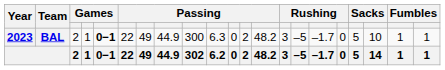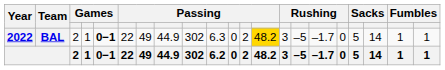(20, 37) 2023 -> (20, 37) 2022
(194, 37) 300 -> (194, 37) 302
(265, 37) no background -> (265, 37) gold background
(375, 37) 10 -> (375, 37) 14
